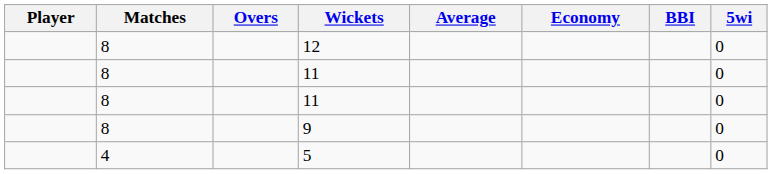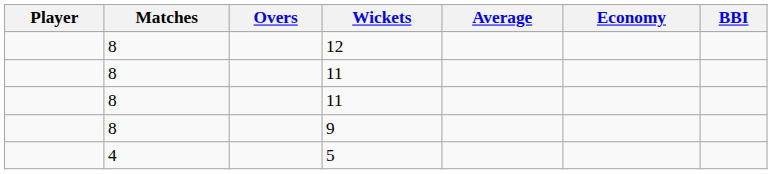- column: (739, 18)
